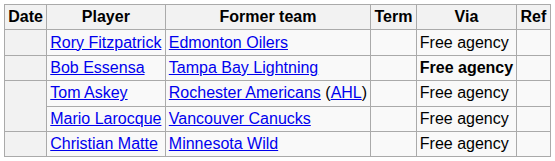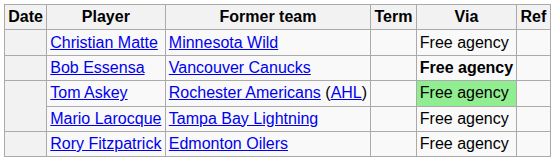rows swapped: (104, 144) <-> (106, 42)
(244, 67) Tampa Bay Lightning -> (240, 67) Vancouver Canucks
(464, 93) no background -> (464, 93) lightgreen background
(240, 118) Vancouver Canucks -> (244, 118) Tampa Bay Lightning
